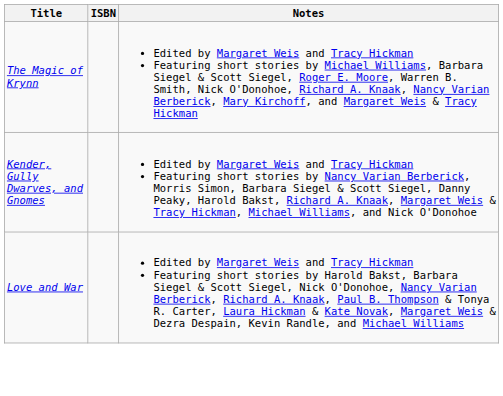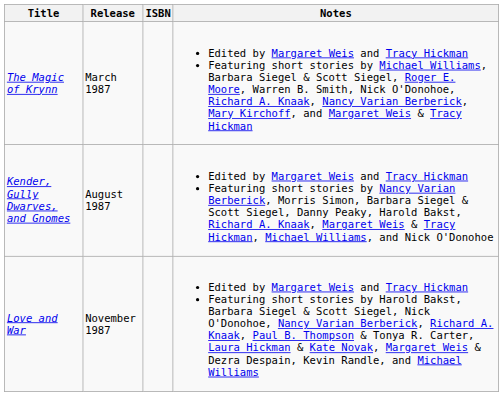+ column: (113, 13)
